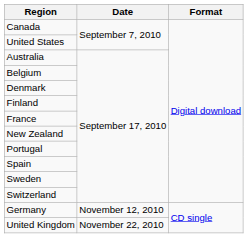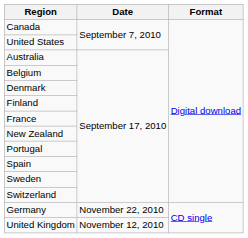(121, 210) November 12, 2010 -> (121, 210) November 22, 2010
(121, 225) November 22, 2010 -> (121, 225) November 12, 2010
